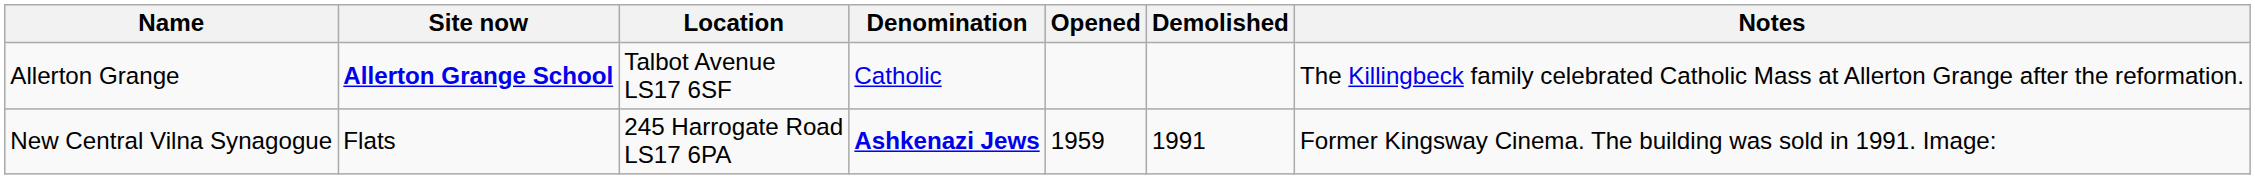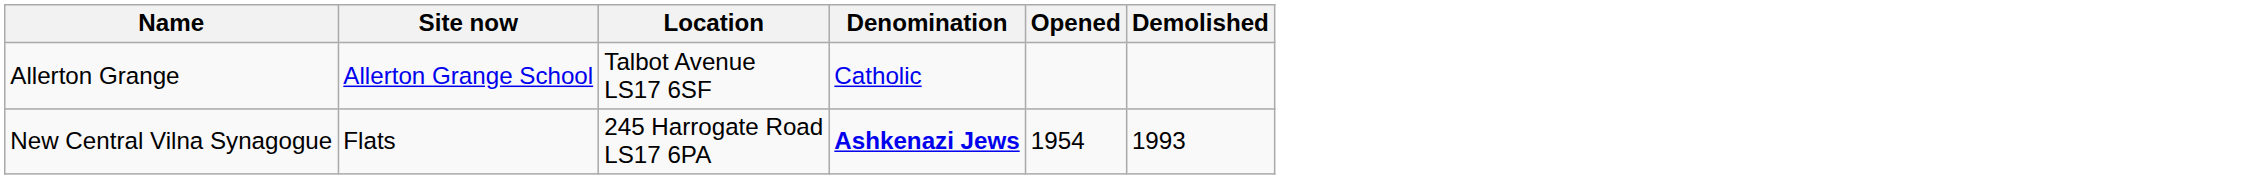- column: (1772, 23)
(478, 75) bold -> (468, 75) normal
(1078, 141) 1959 -> (1058, 141) 1954
(1179, 141) 1991 -> (1159, 141) 1993
